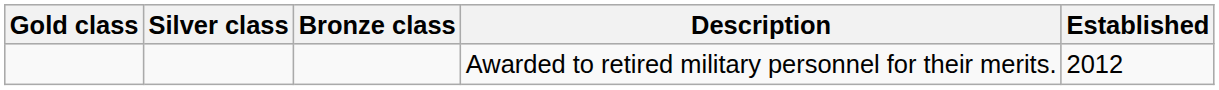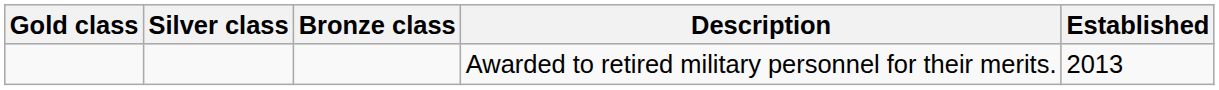(1095, 63) 2012 -> (1095, 63) 2013
